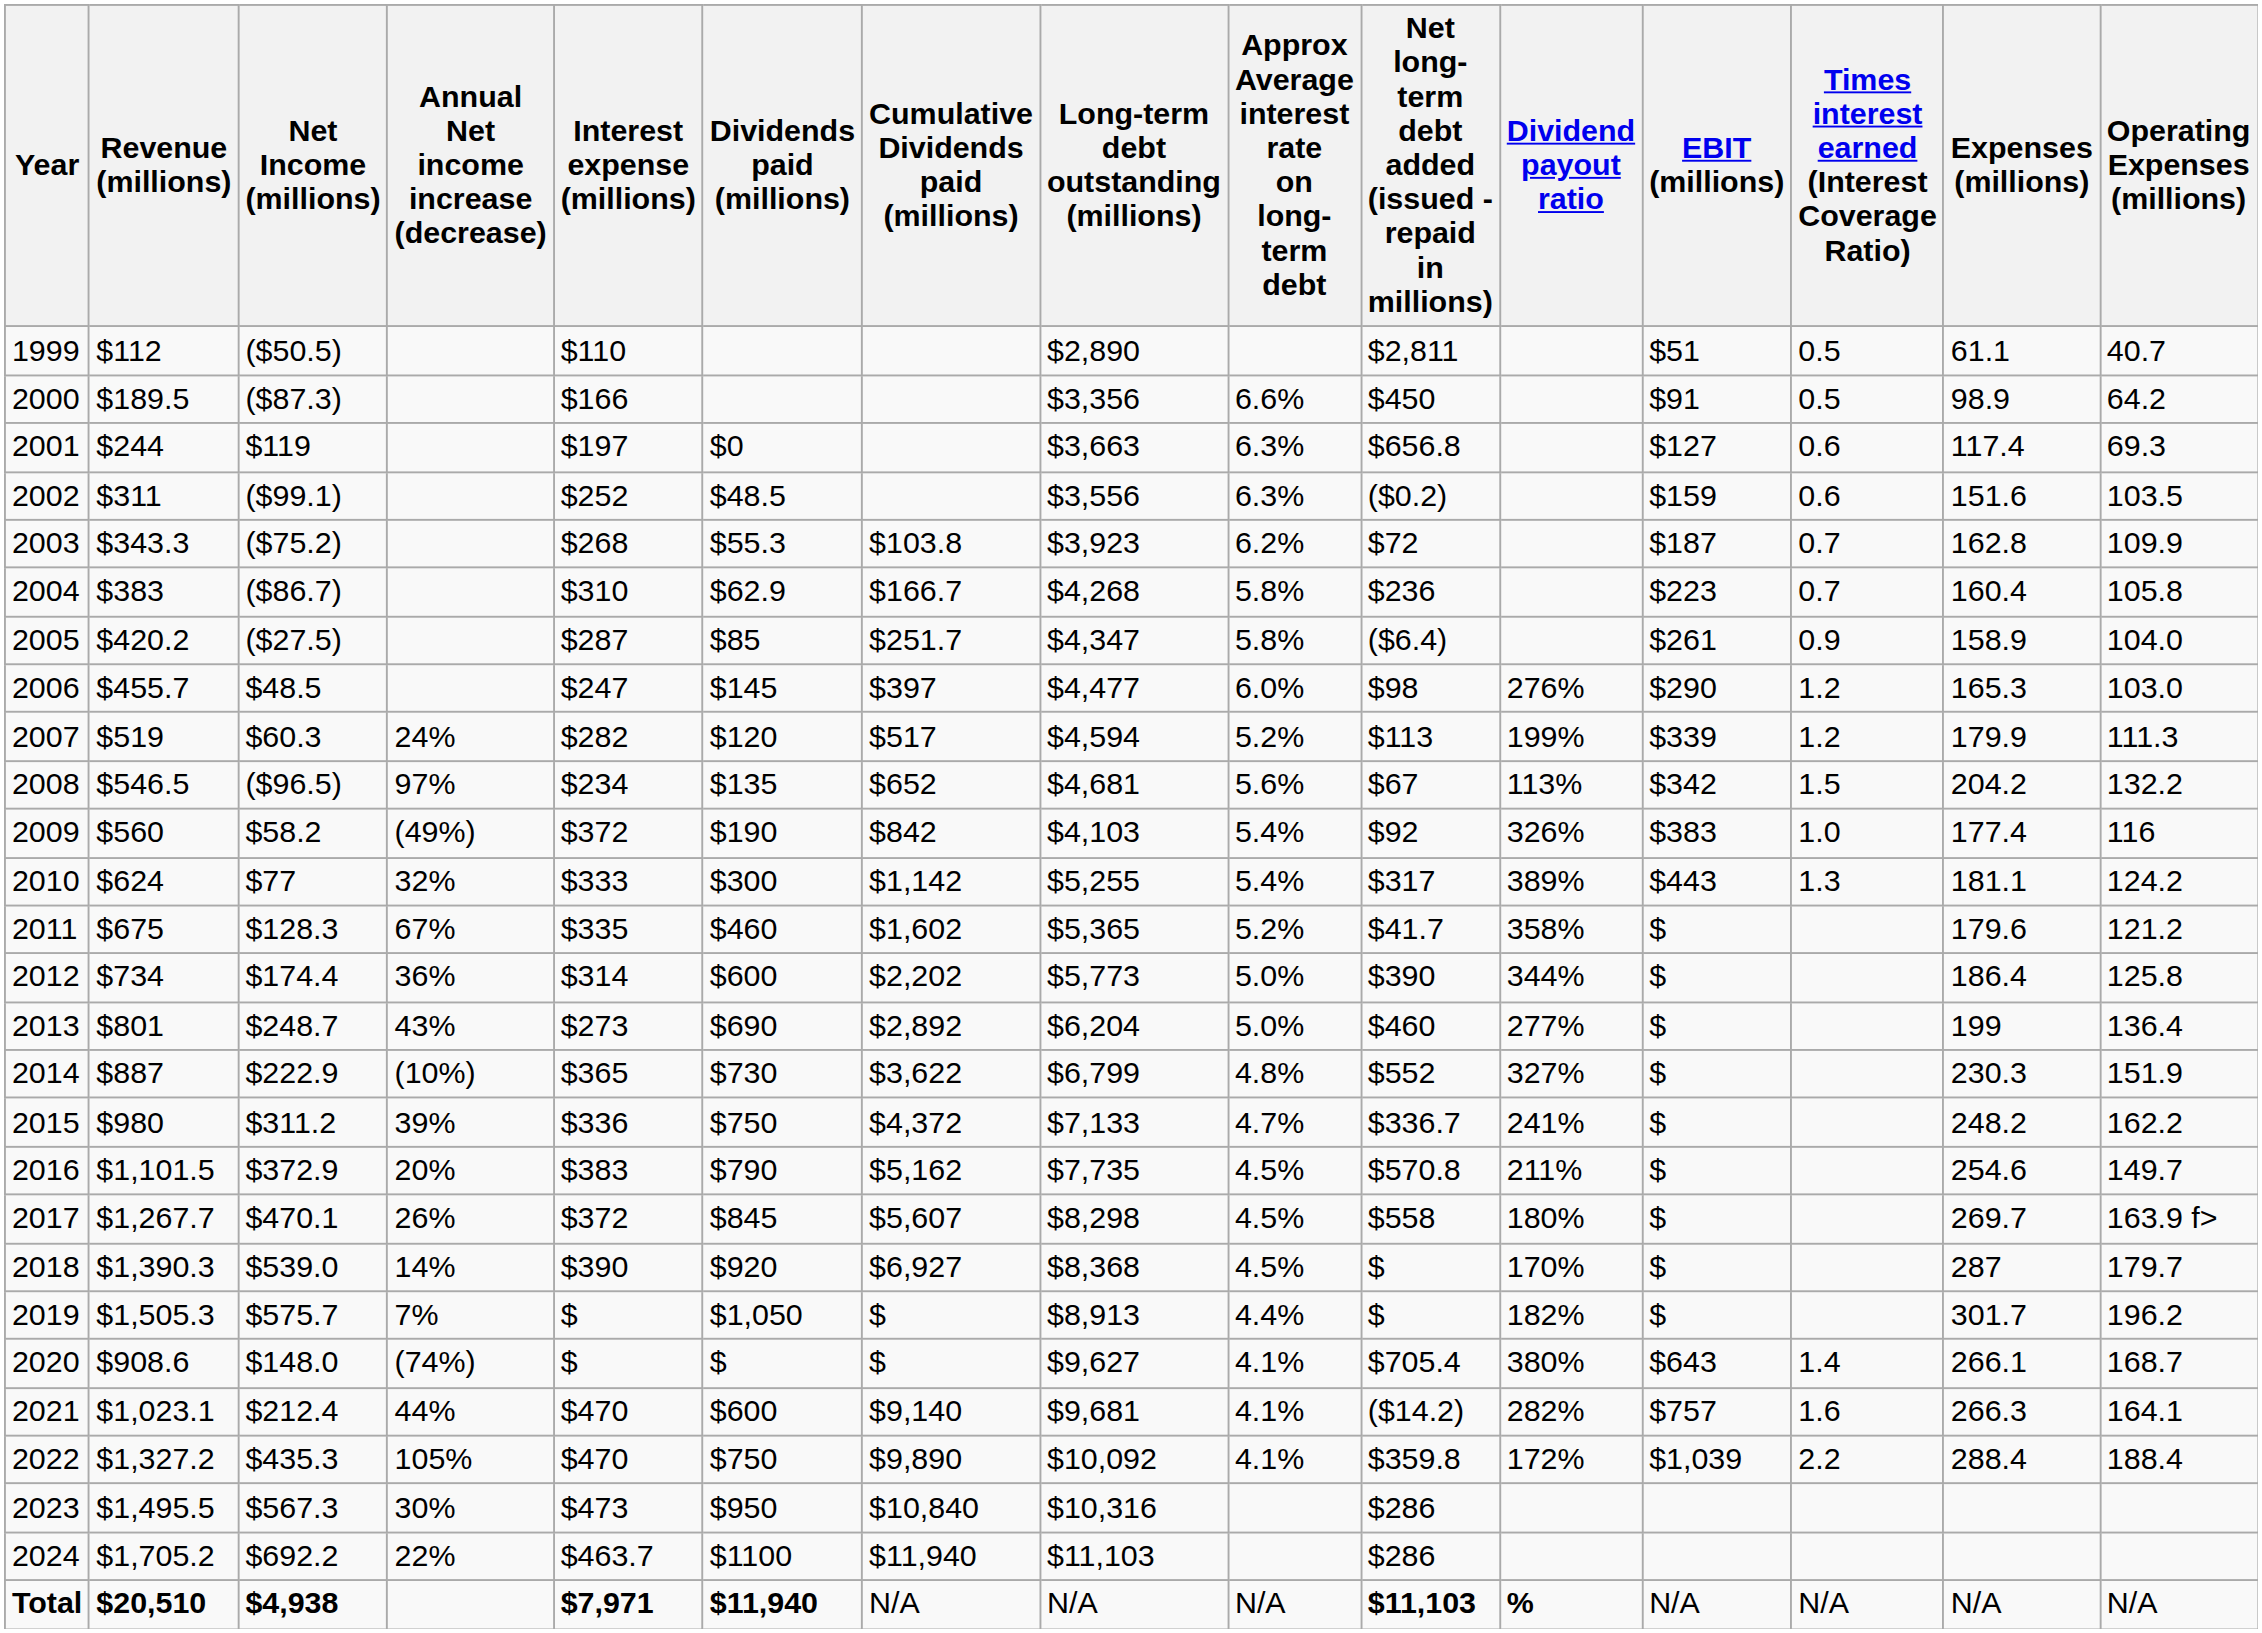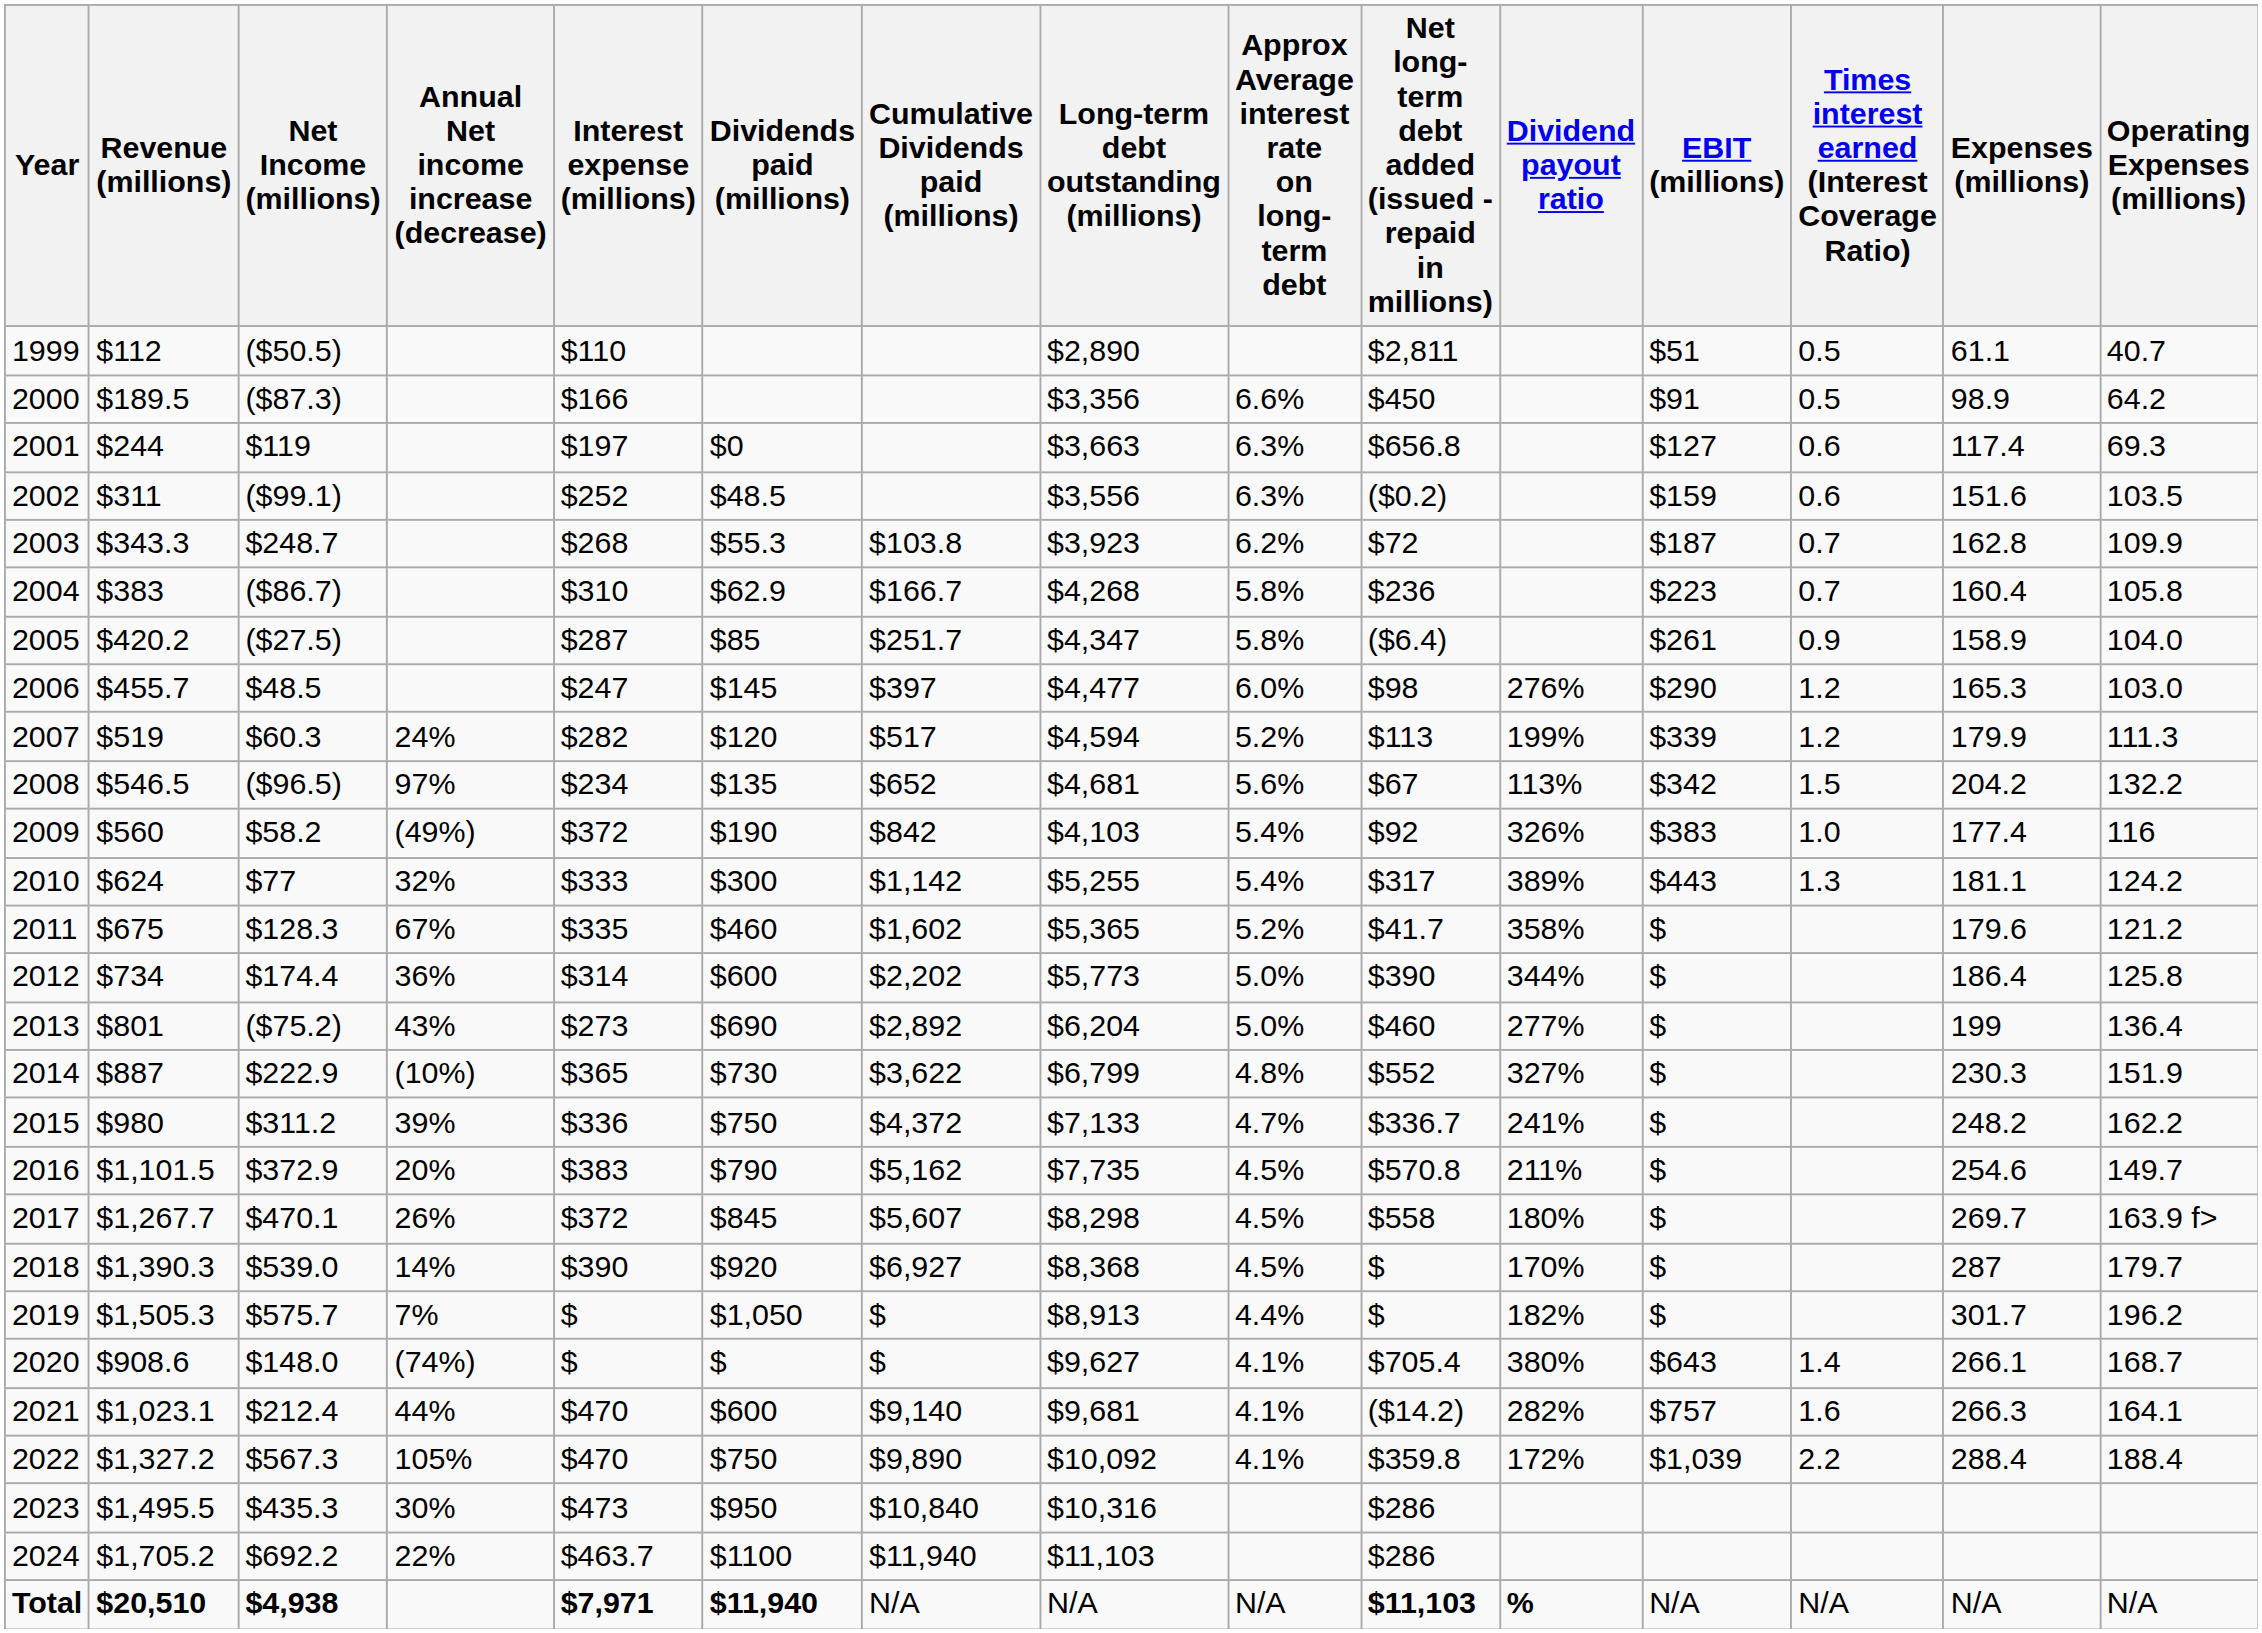(294, 543) ($75.2) -> (292, 543) $248.7
(292, 1025) $248.7 -> (294, 1025) ($75.2)
(292, 1459) $435.3 -> (292, 1459) $567.3
(292, 1507) $567.3 -> (292, 1507) $435.3
